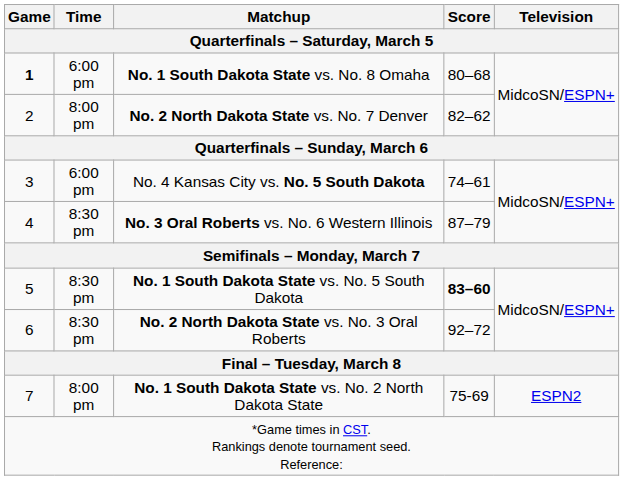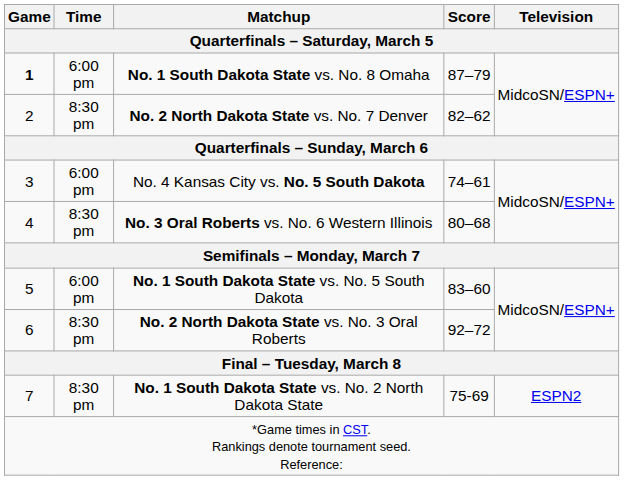(469, 74) 80–68 -> (469, 74) 87–79
(84, 116) 8:00 pm -> (84, 116) 8:30 pm
(469, 223) 87–79 -> (469, 223) 80–68
(84, 289) 8:30 pm -> (84, 289) 6:00 pm
(469, 289) bold -> (469, 289) normal
(84, 396) 8:00 pm -> (84, 396) 8:30 pm
